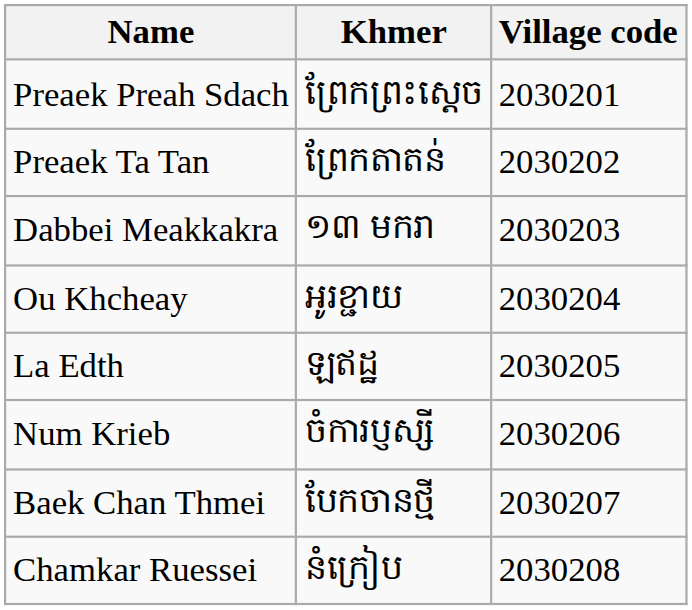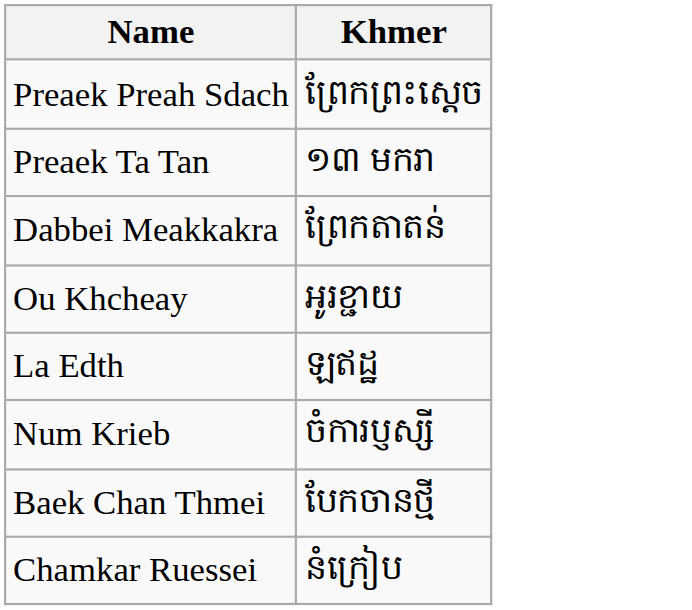- column: (588, 32)
(375, 159) ព្រែកតាតន់ -> (370, 159) ១៣ មករា
(370, 227) ១៣ មករា -> (375, 227) ព្រែកតាតន់
